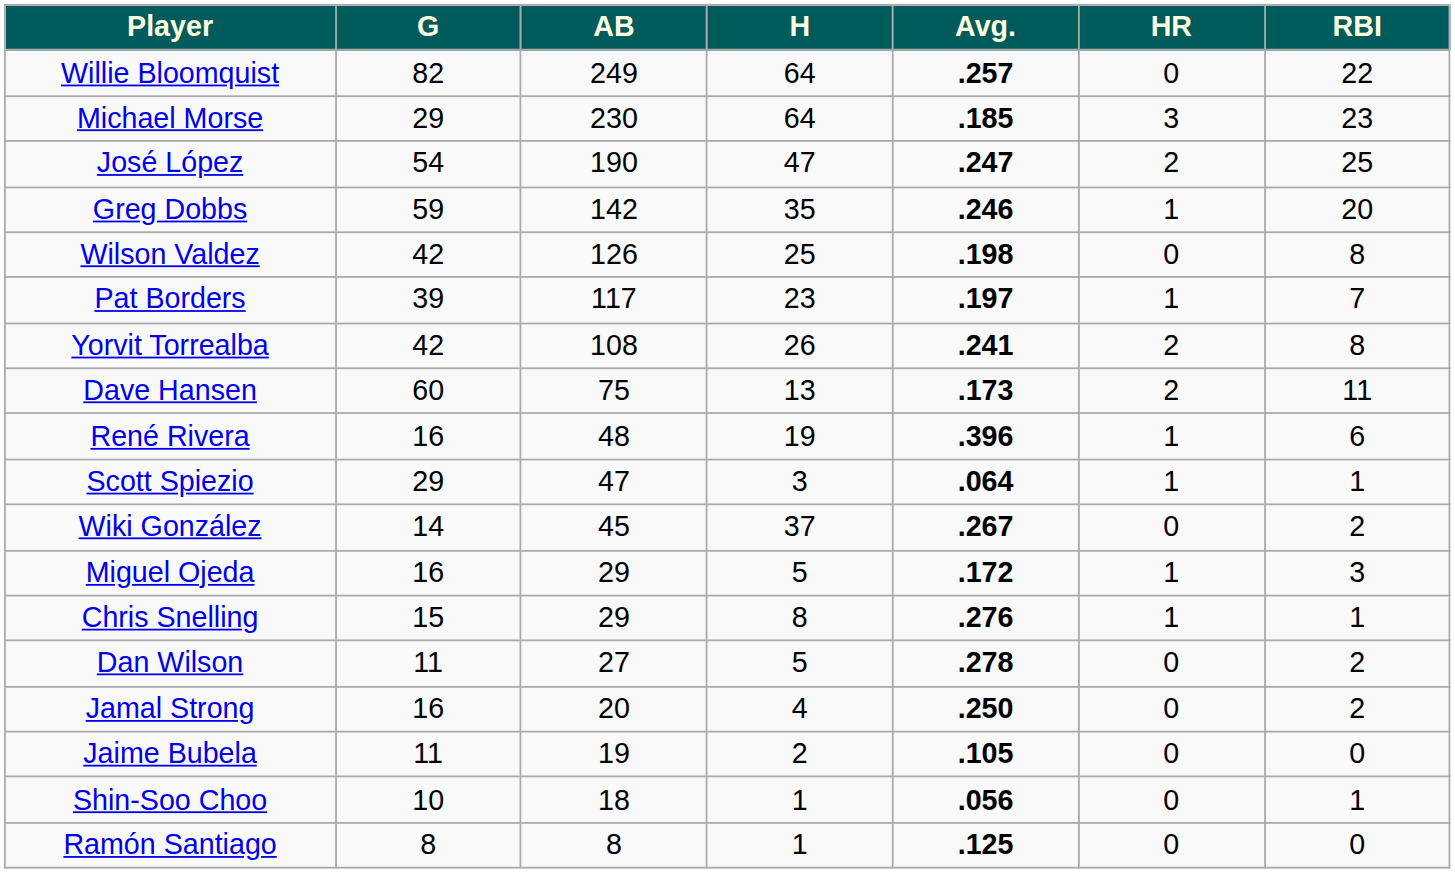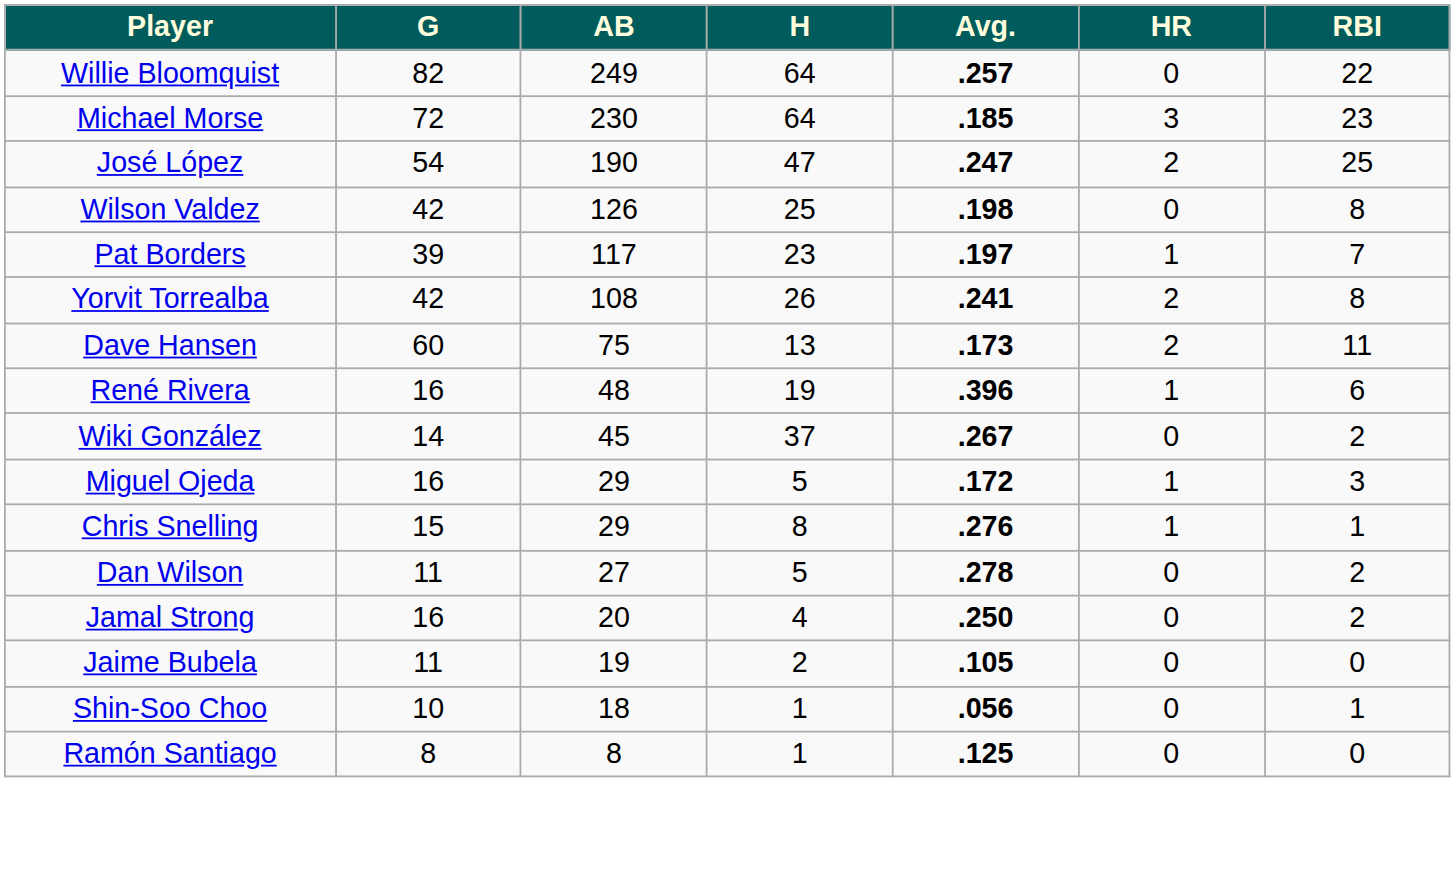(428, 118) 29 -> (428, 118) 72
- row: (170, 208)
- row: (170, 481)
